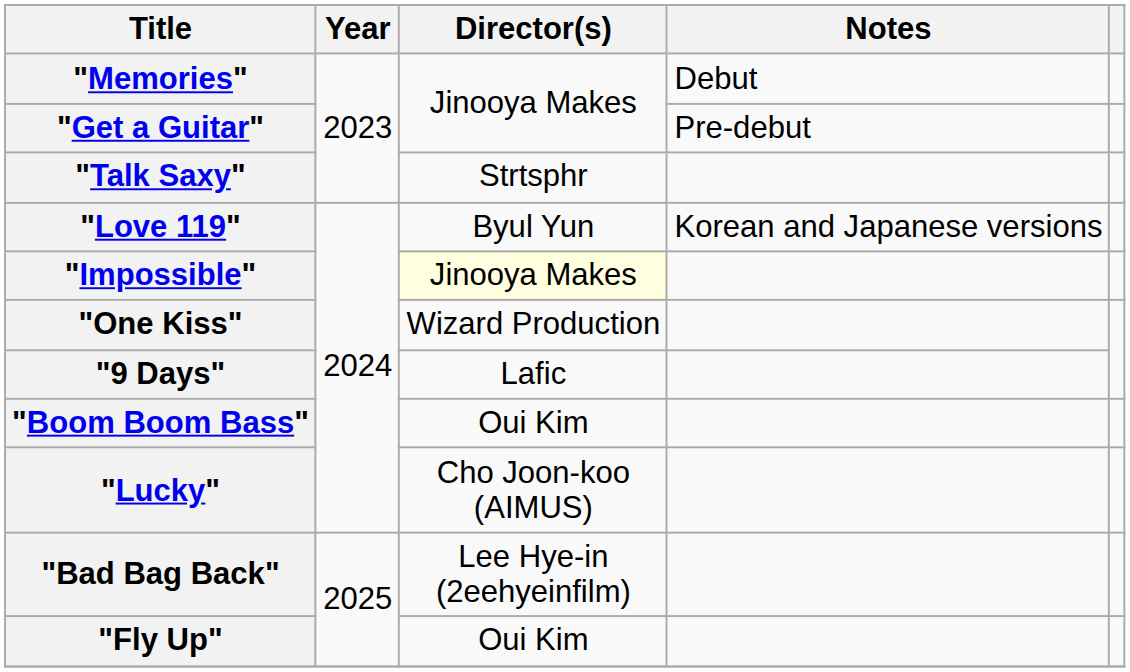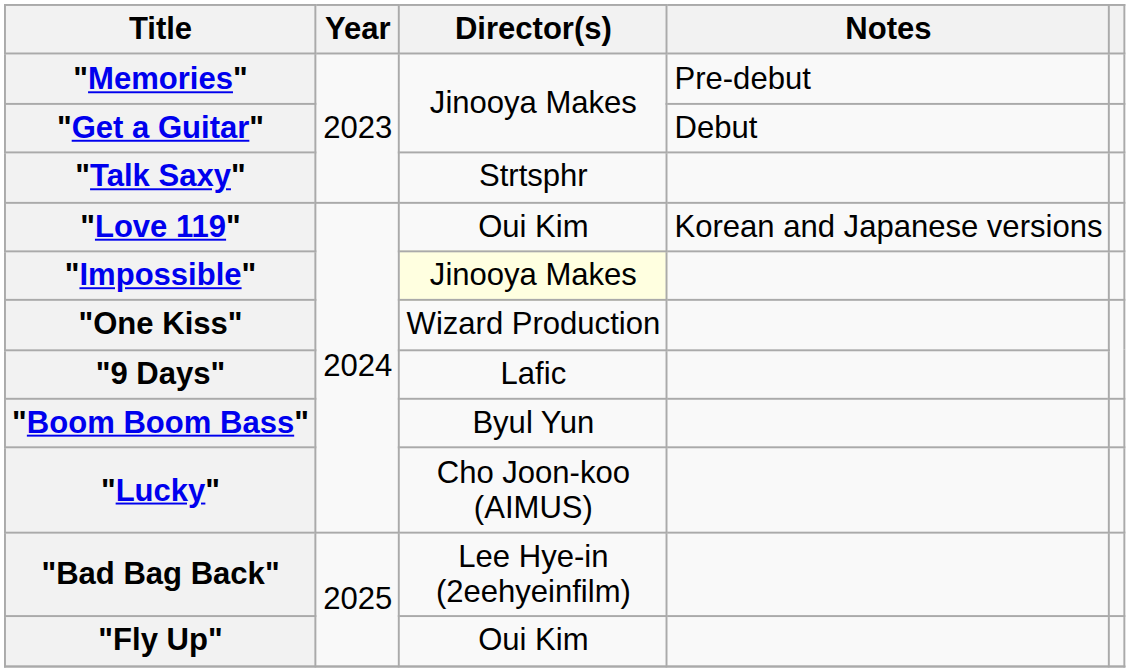(716, 78) Debut -> (743, 78) Pre-debut
(743, 127) Pre-debut -> (716, 127) Debut
(533, 226) Byul Yun -> (533, 226) Oui Kim
(533, 422) Oui Kim -> (533, 422) Byul Yun
